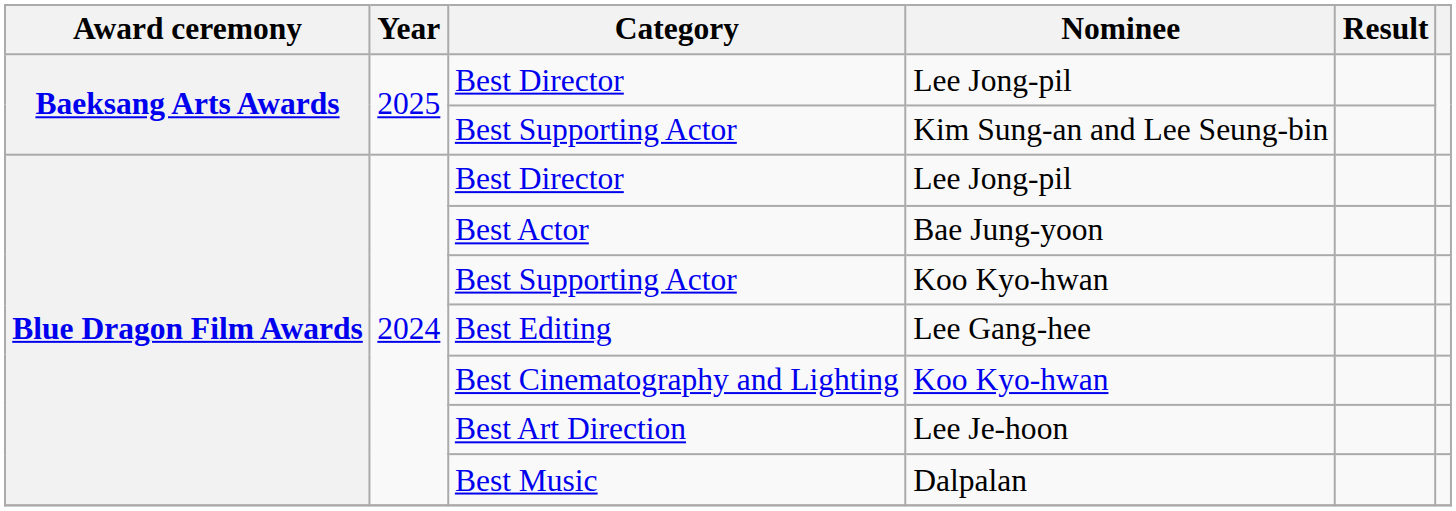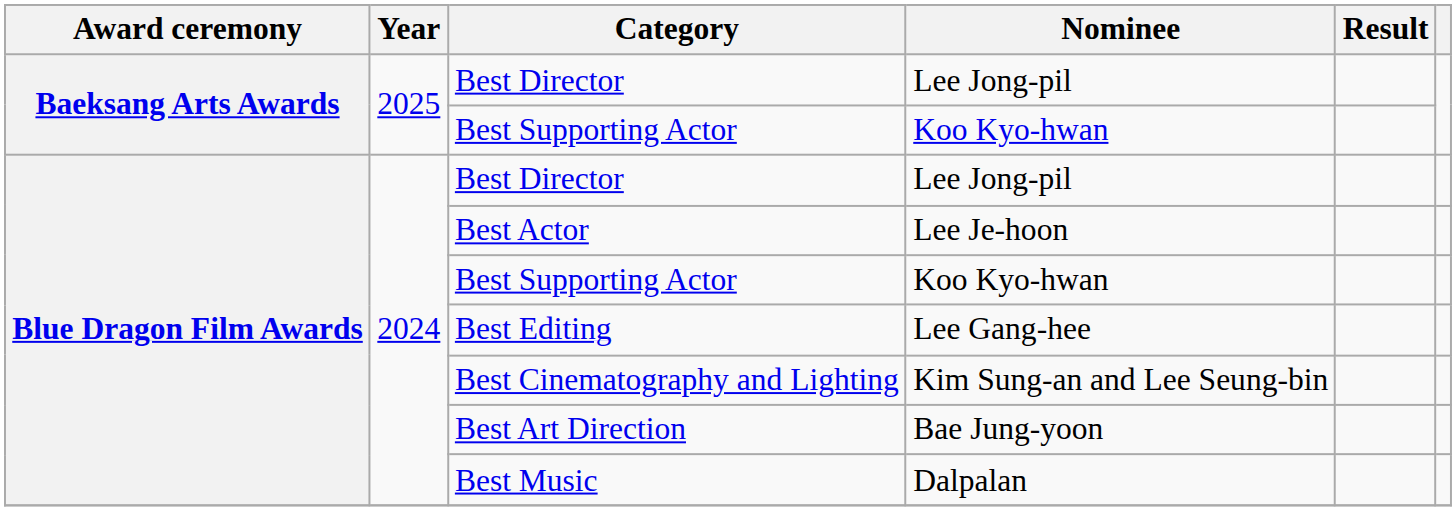(1121, 129) Kim Sung-an and Lee Seung-bin -> (1011, 129) Koo Kyo-hwan
(1008, 229) Bae Jung-yoon -> (991, 229) Lee Je-hoon
(1011, 379) Koo Kyo-hwan -> (1121, 379) Kim Sung-an and Lee Seung-bin
(991, 429) Lee Je-hoon -> (1008, 429) Bae Jung-yoon
